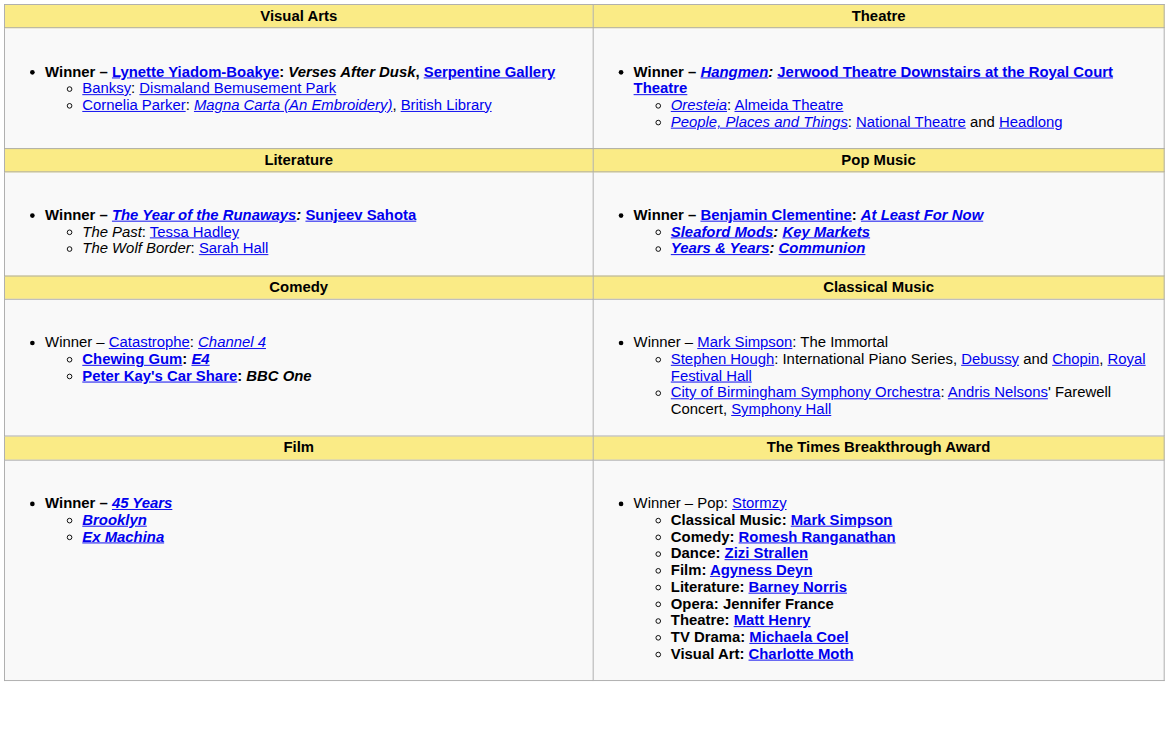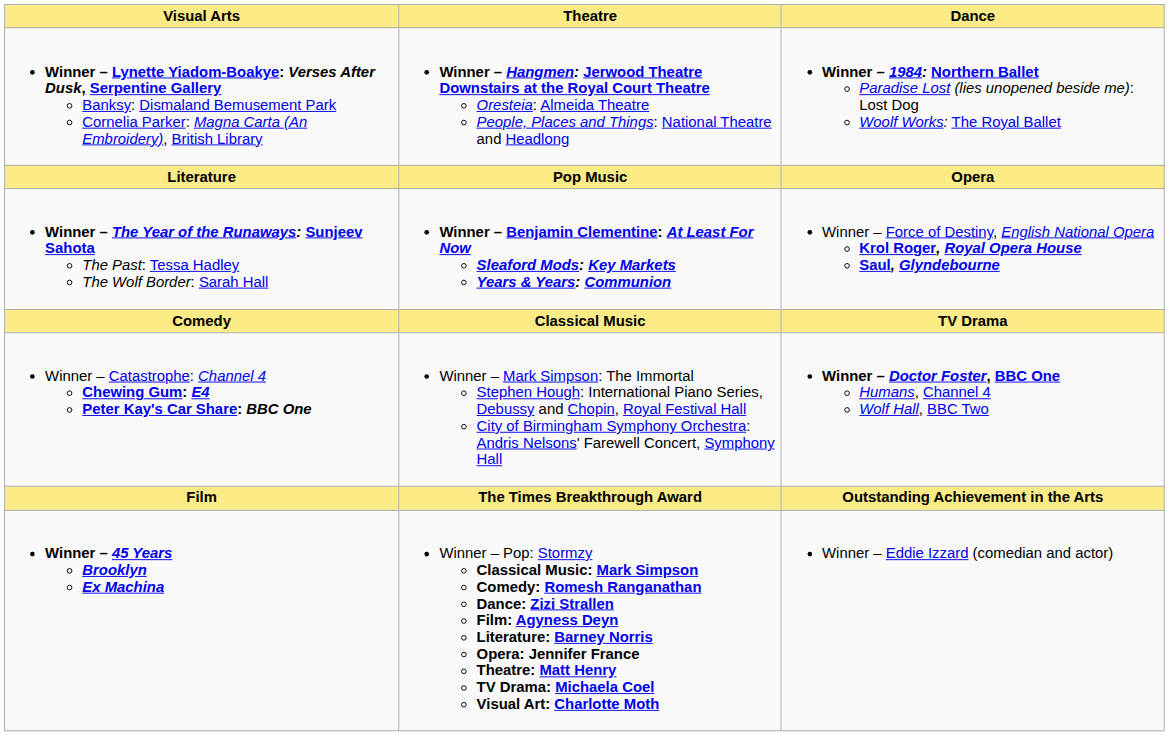+ column: (973, 16)
